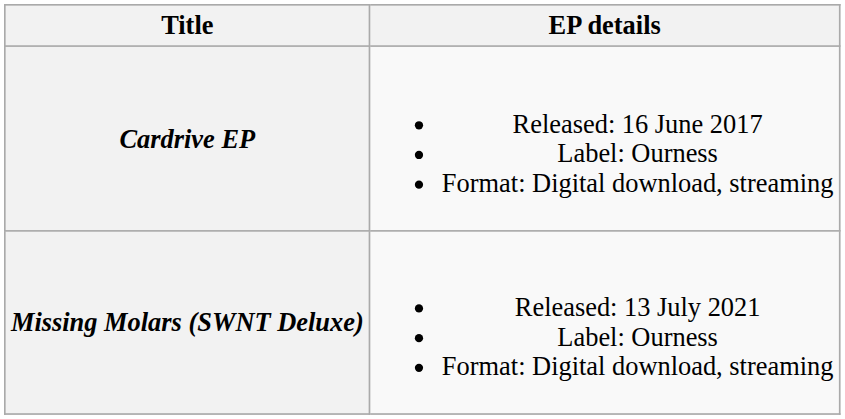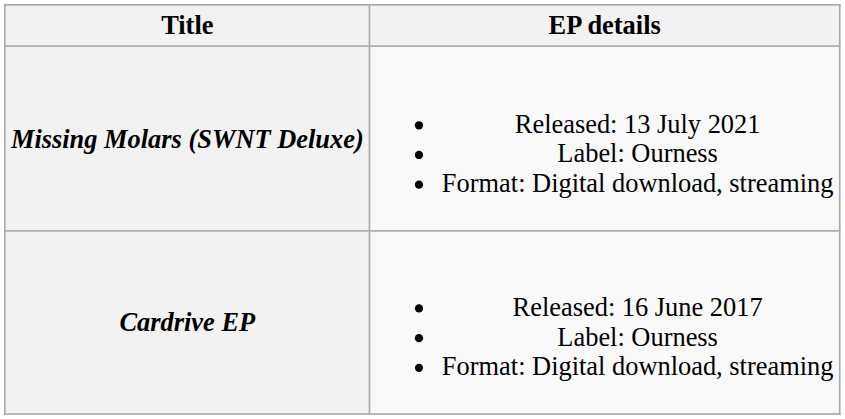rows swapped: (187, 138) <-> (187, 322)
